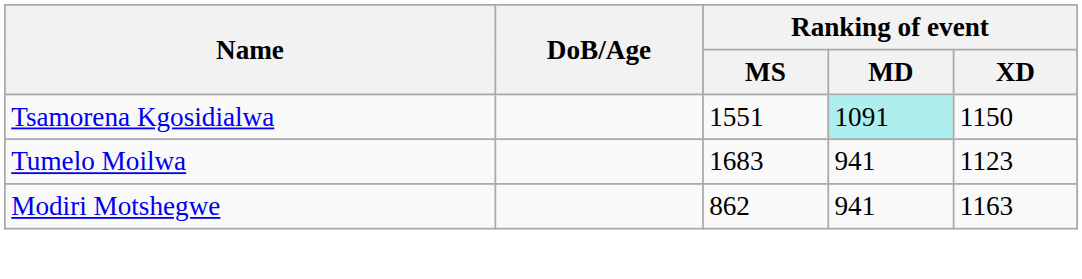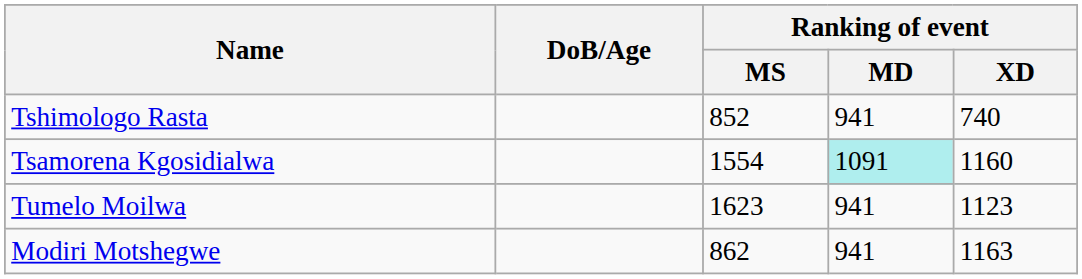+ row: (110, 116)
(736, 116) 1551 -> (736, 161) 1554
(986, 116) 1150 -> (986, 161) 1160
(736, 161) 1683 -> (736, 206) 1623
